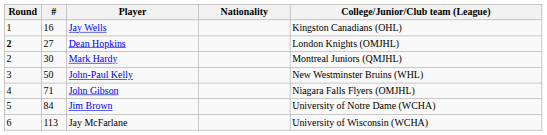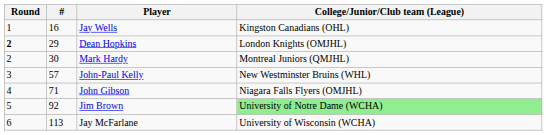- column: (244, 12)
(48, 43) 27 -> (54, 43) 29
(48, 75) 50 -> (54, 75) 57
(48, 106) 84 -> (54, 106) 92
(364, 106) no background -> (311, 106) lightgreen background
